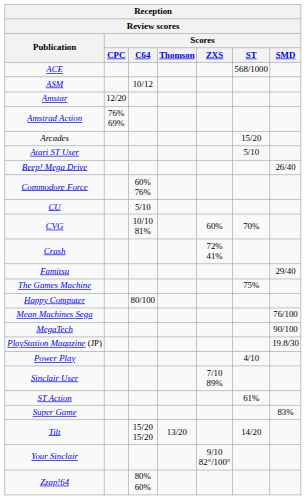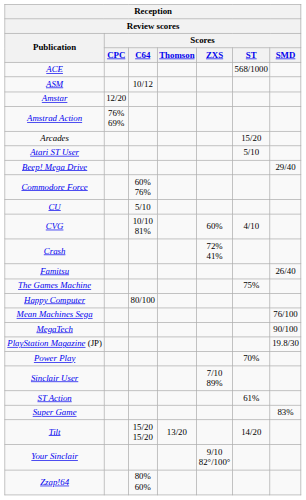(286, 167) 26/40 -> (286, 167) 29/40
(251, 226) 70% -> (251, 226) 4/10
(286, 271) 29/40 -> (286, 271) 26/40
(251, 358) 4/10 -> (251, 358) 70%
